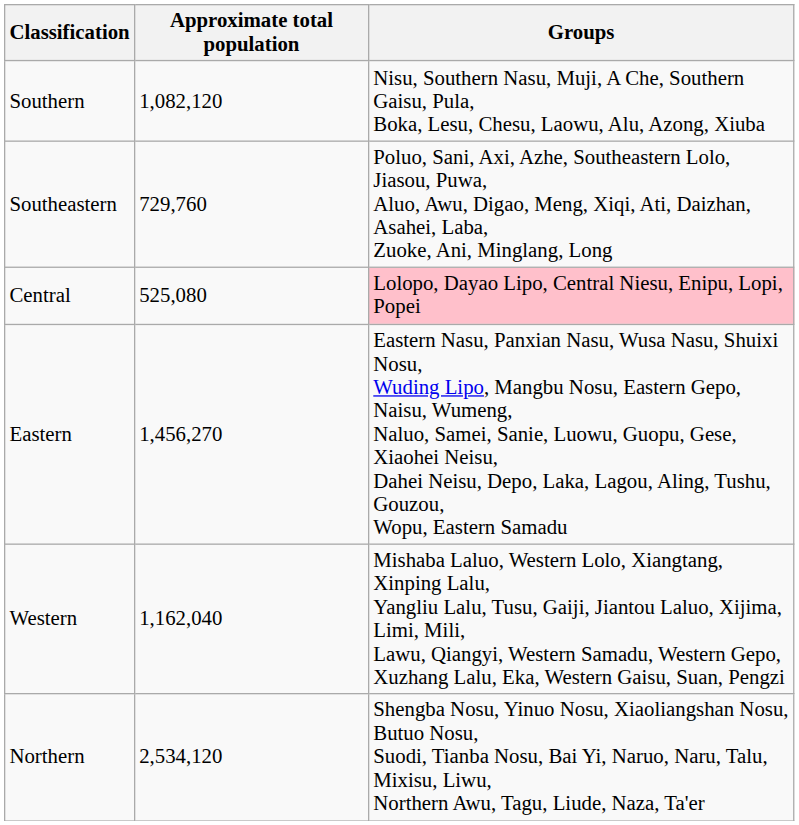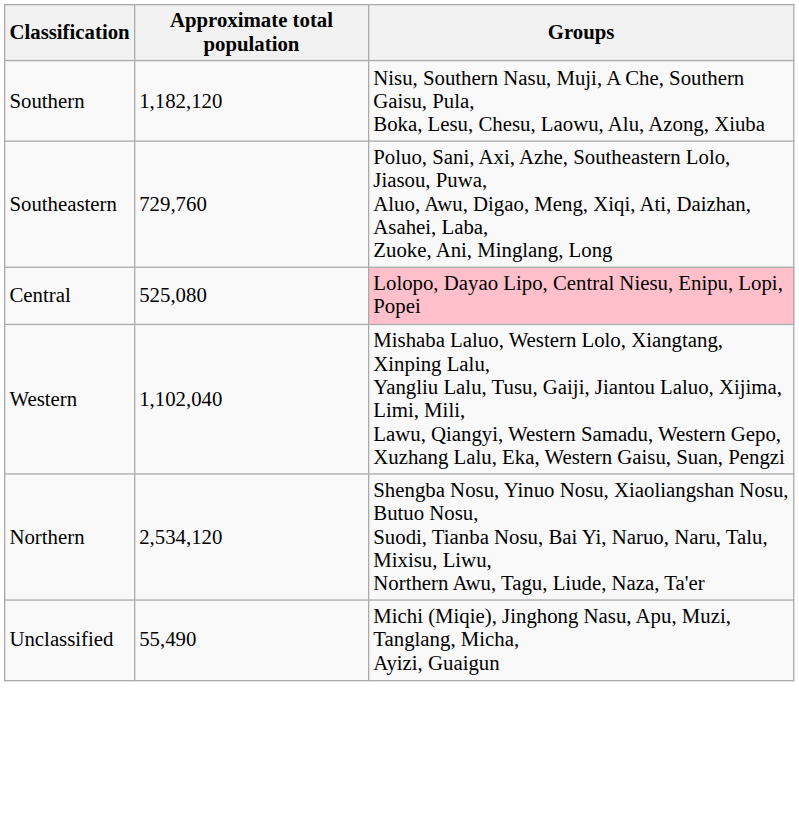(181, 100) 1,082,120 -> (181, 100) 1,182,120
- row: (41, 433)
(181, 618) 1,162,040 -> (181, 398) 1,102,040
+ row: (61, 640)
